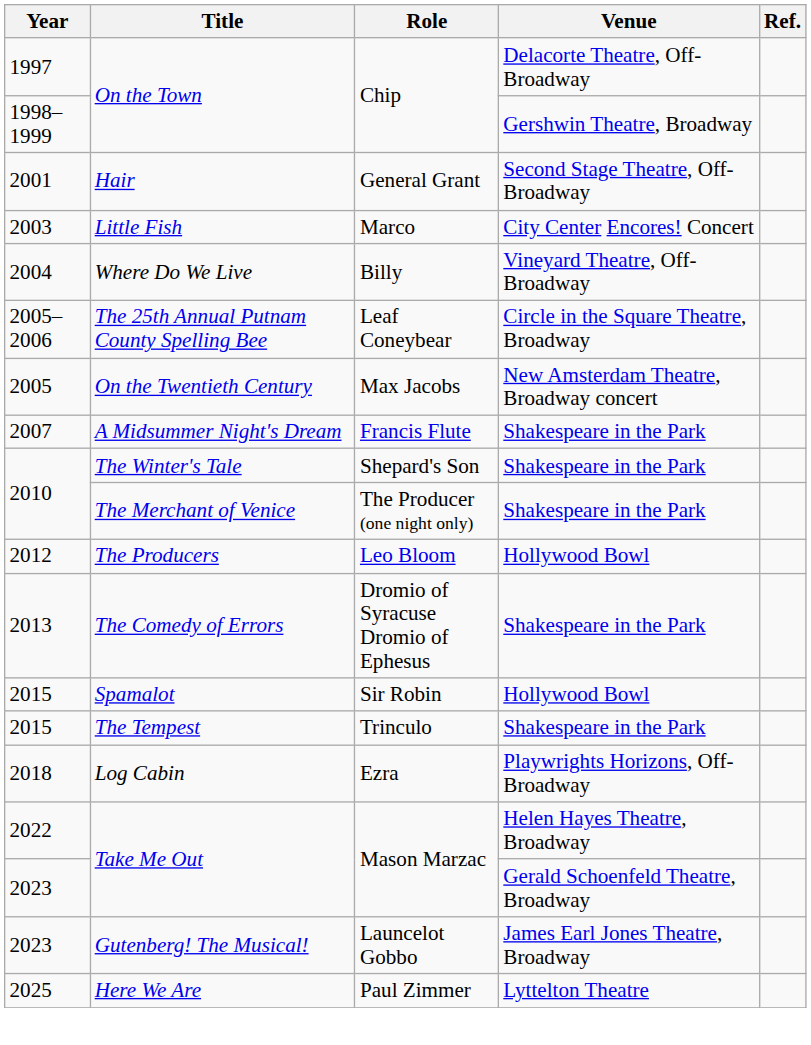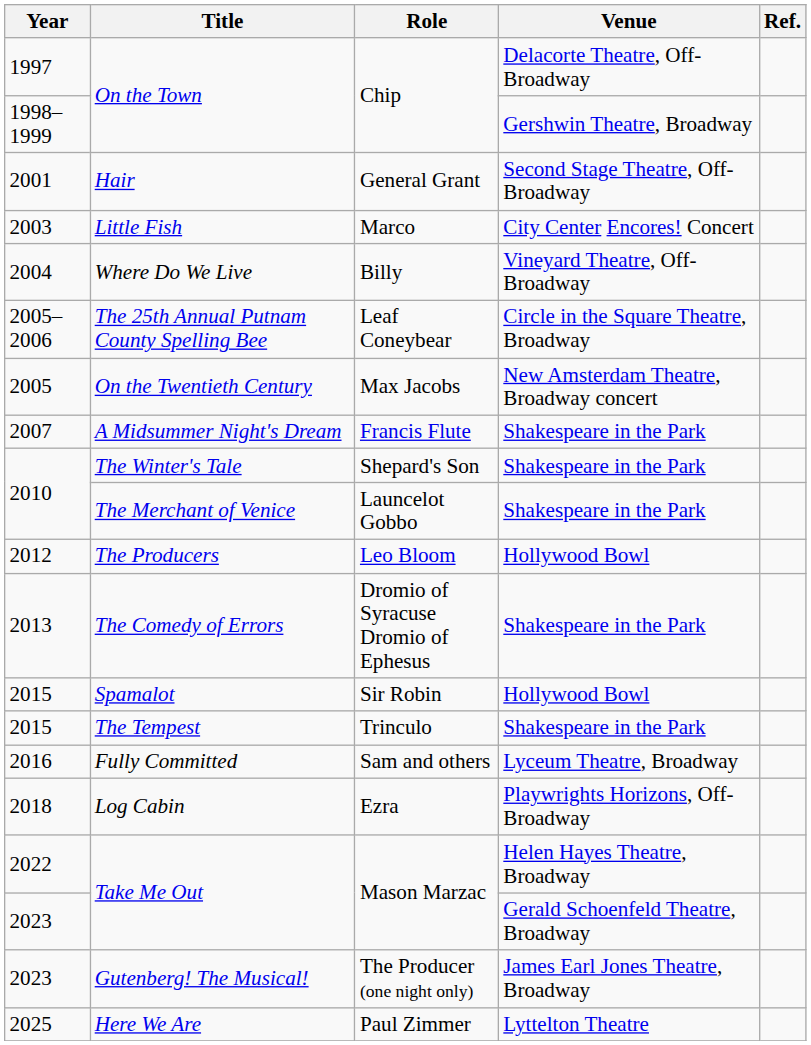(417, 510) The Producer (one night only) -> (402, 510) Launcelot Gobbo
+ row: (31, 761)
(402, 944) Launcelot Gobbo -> (417, 978) The Producer (one night only)
